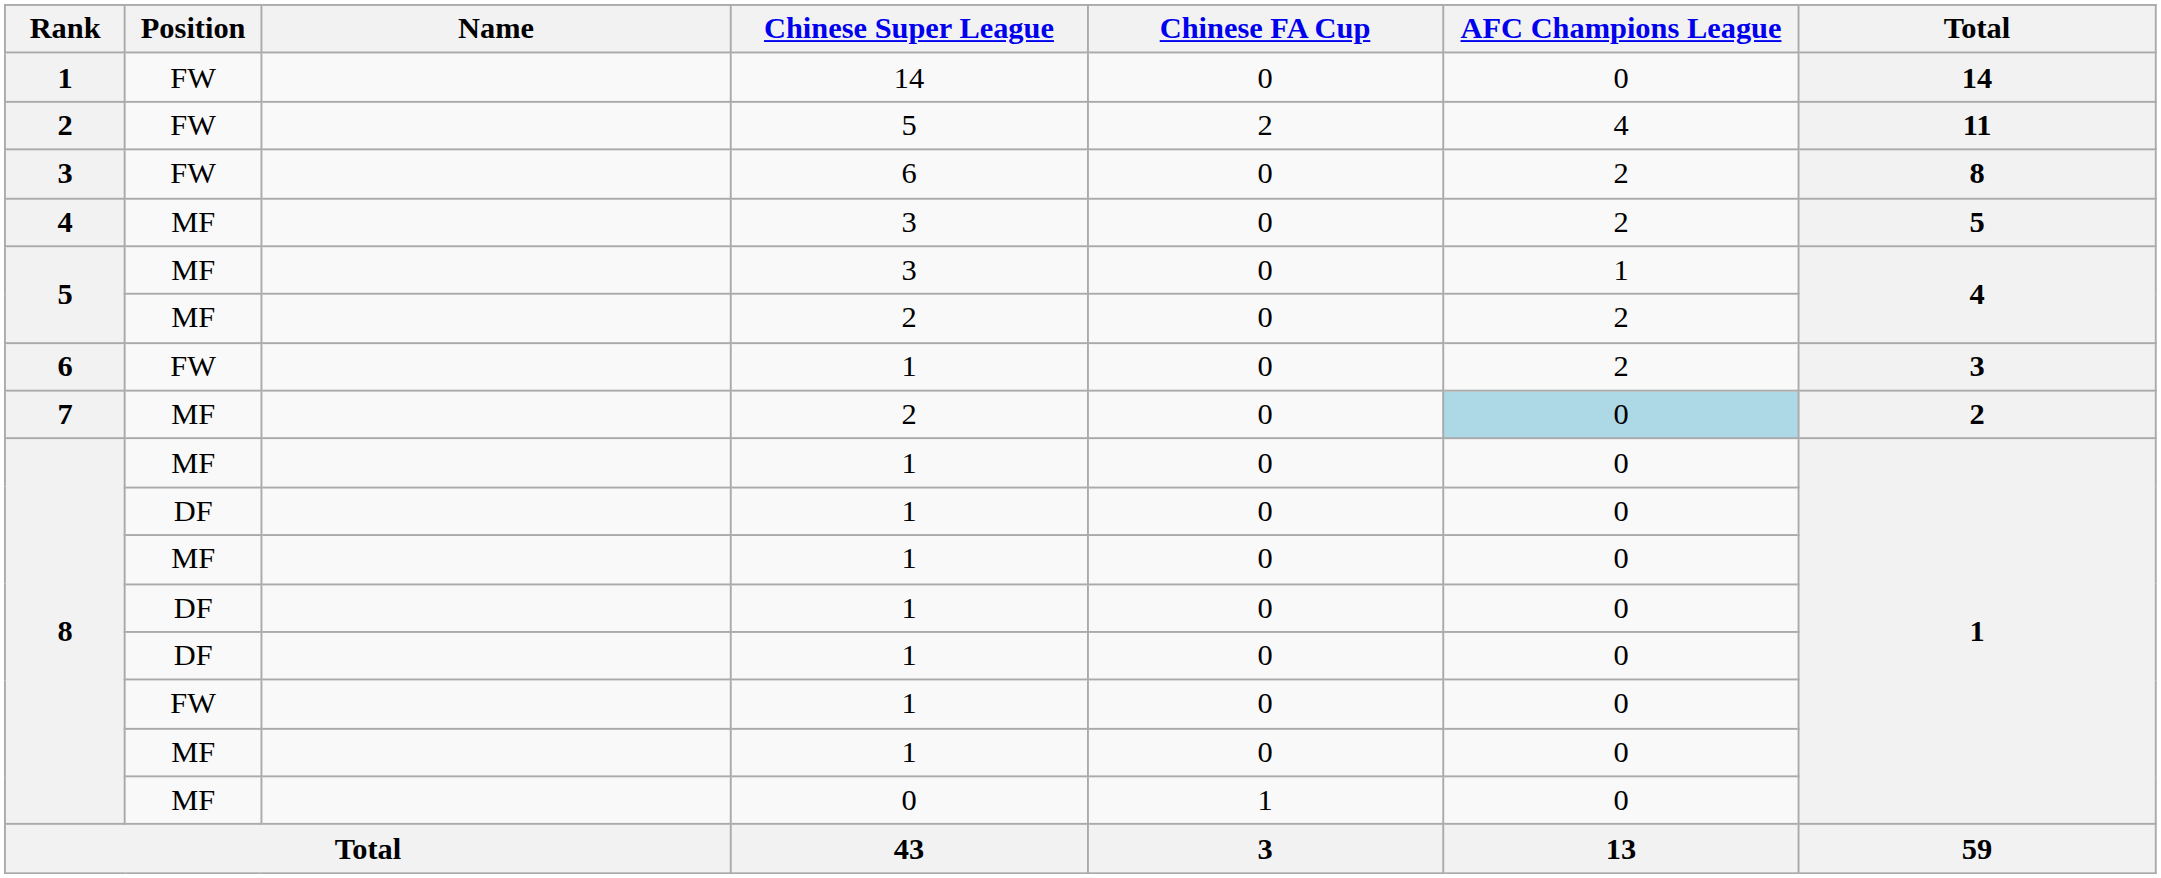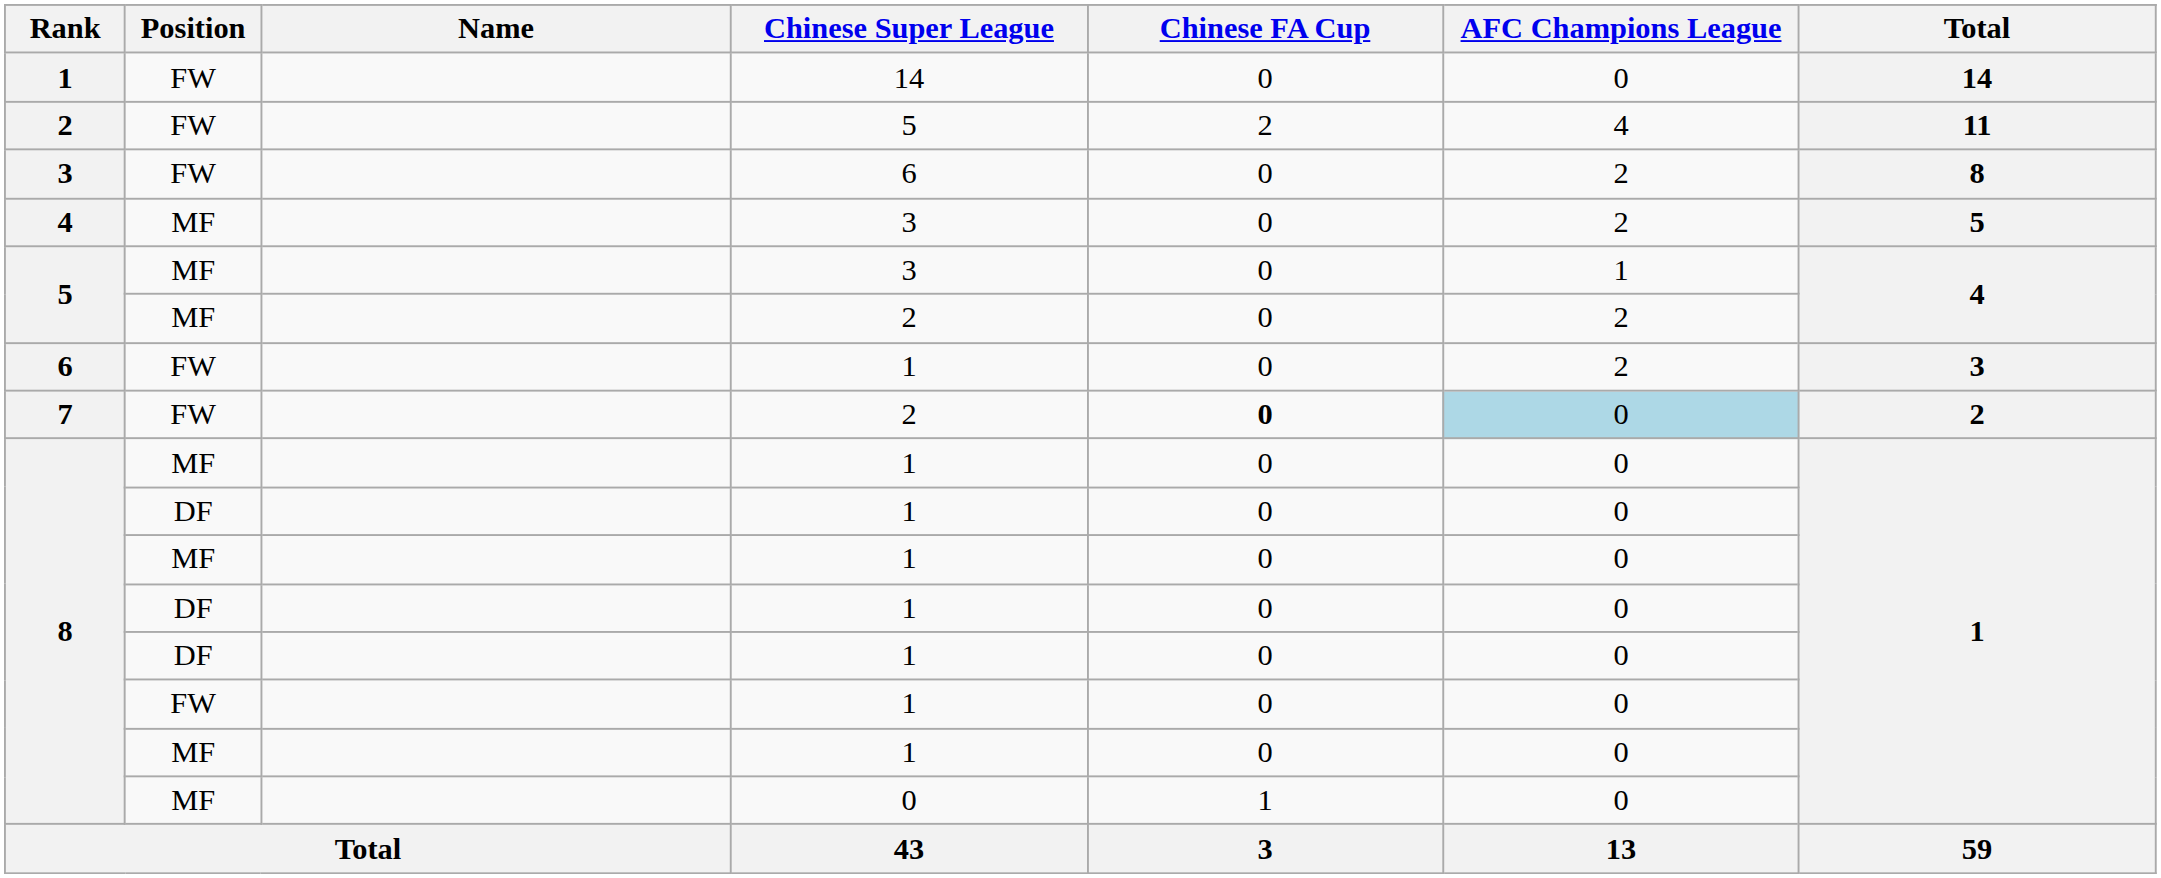(193, 414) MF -> (193, 414) FW
(1265, 414) normal -> (1265, 414) bold
